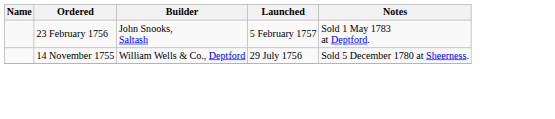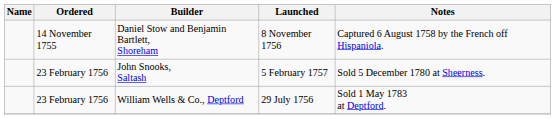+ row: (172, 39)
(356, 34) Sold 1 May 1783 at Deptford. -> (411, 72) Sold 5 December 1780 at Sheerness.
(75, 55) 14 November 1755 -> (72, 100) 23 February 1756
(395, 55) Sold 5 December 1780 at Sheerness. -> (372, 100) Sold 1 May 1783 at Deptford.
